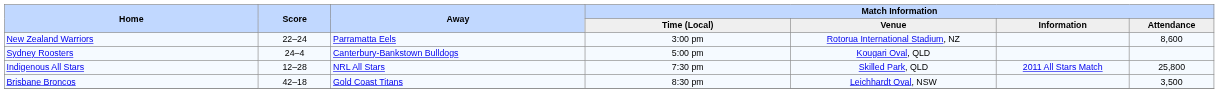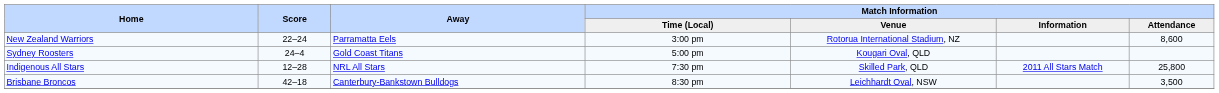(396, 53) Canterbury-Bankstown Bulldogs -> (368, 53) Gold Coast Titans
(368, 81) Gold Coast Titans -> (396, 81) Canterbury-Bankstown Bulldogs
